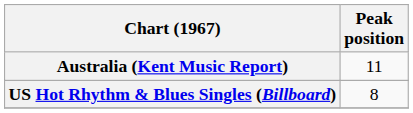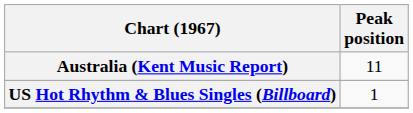(374, 94) 8 -> (374, 94) 1
